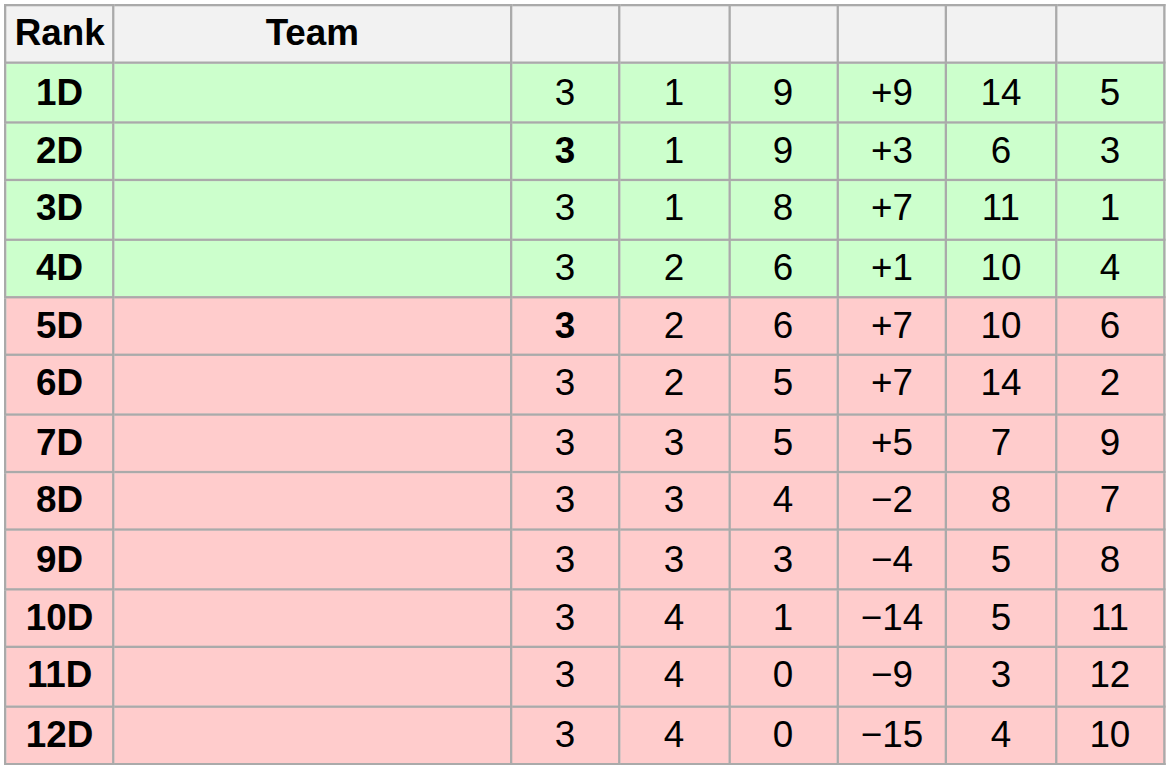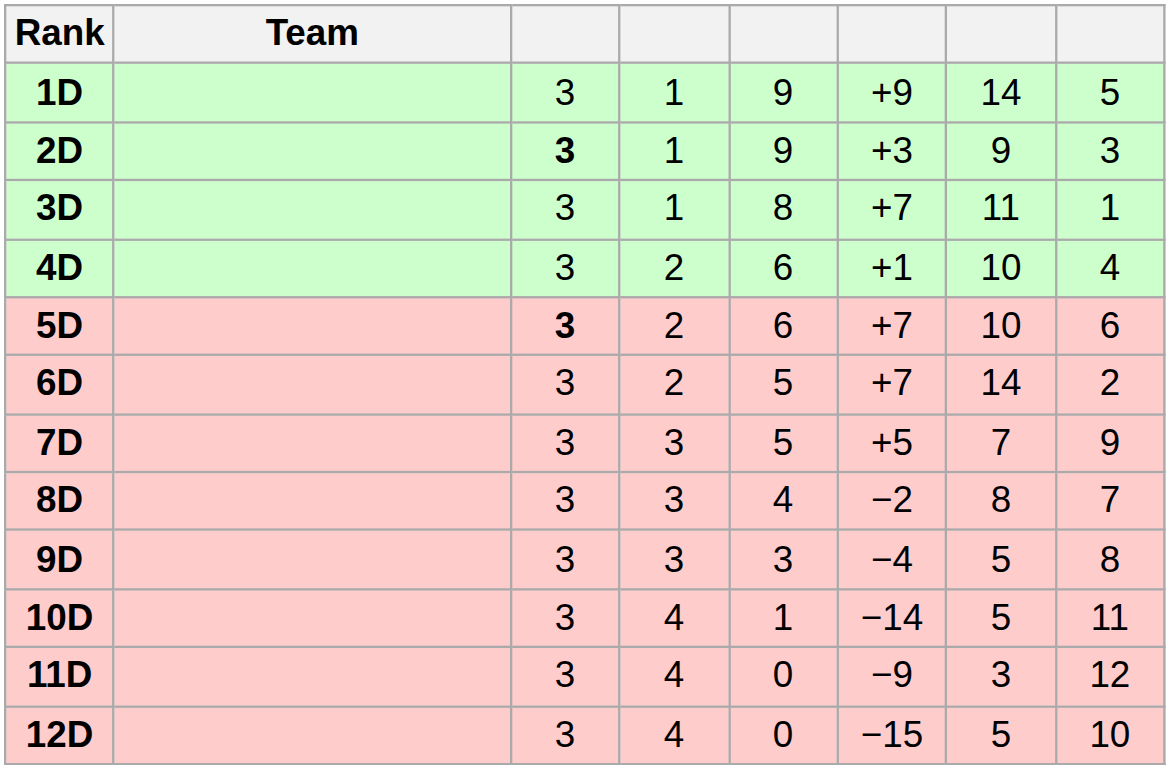(1001, 150) 6 -> (1001, 150) 9
(1001, 734) 4 -> (1001, 734) 5
